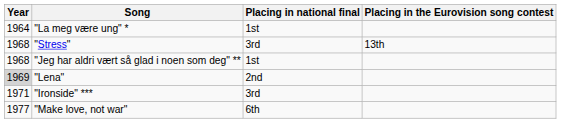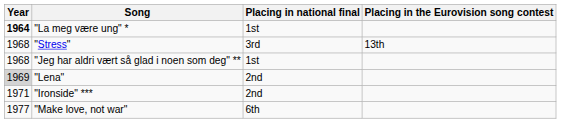(18, 28) normal -> (18, 28) bold
(253, 93) 3rd -> (254, 93) 2nd
